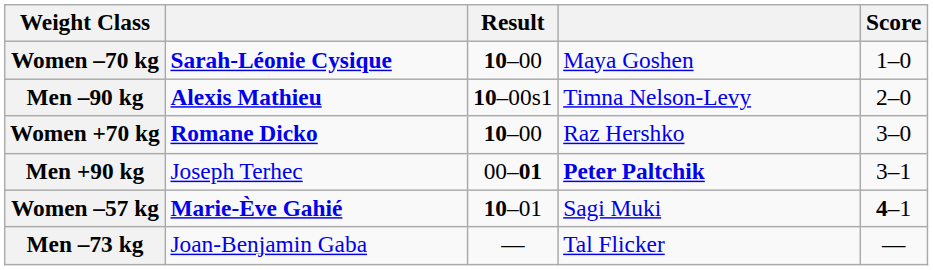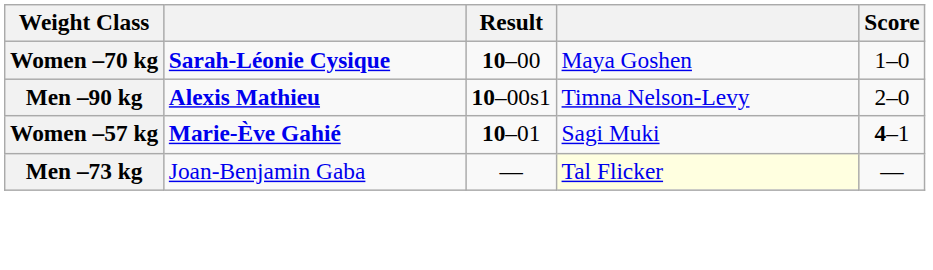- row: (85, 134)
- row: (85, 171)
(614, 245) no background -> (612, 171) lightyellow background
